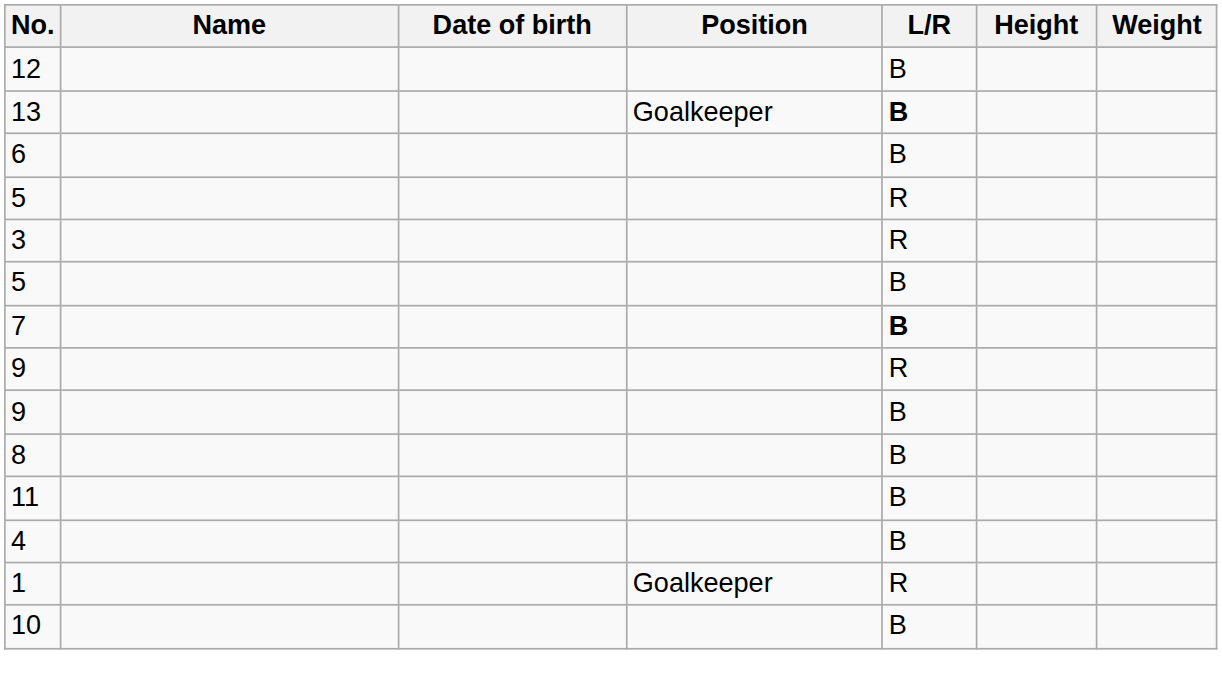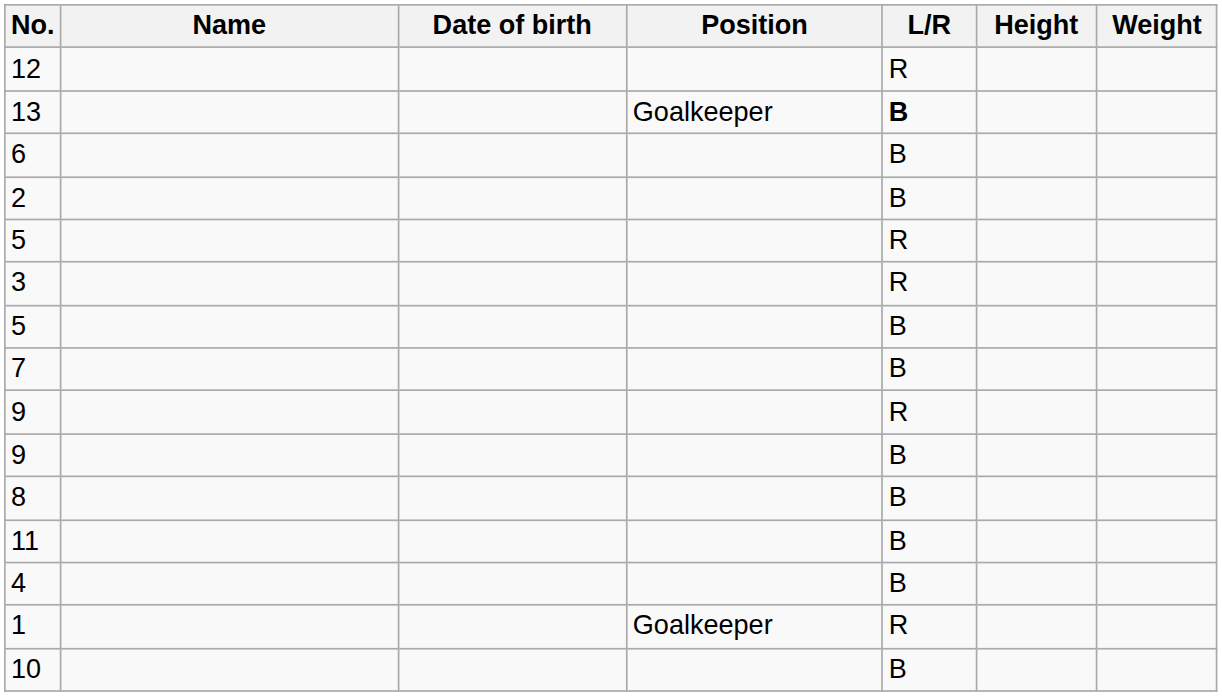(898, 68) B -> (898, 68) R
+ row: (19, 197)
(898, 326) bold -> (898, 369) normal
